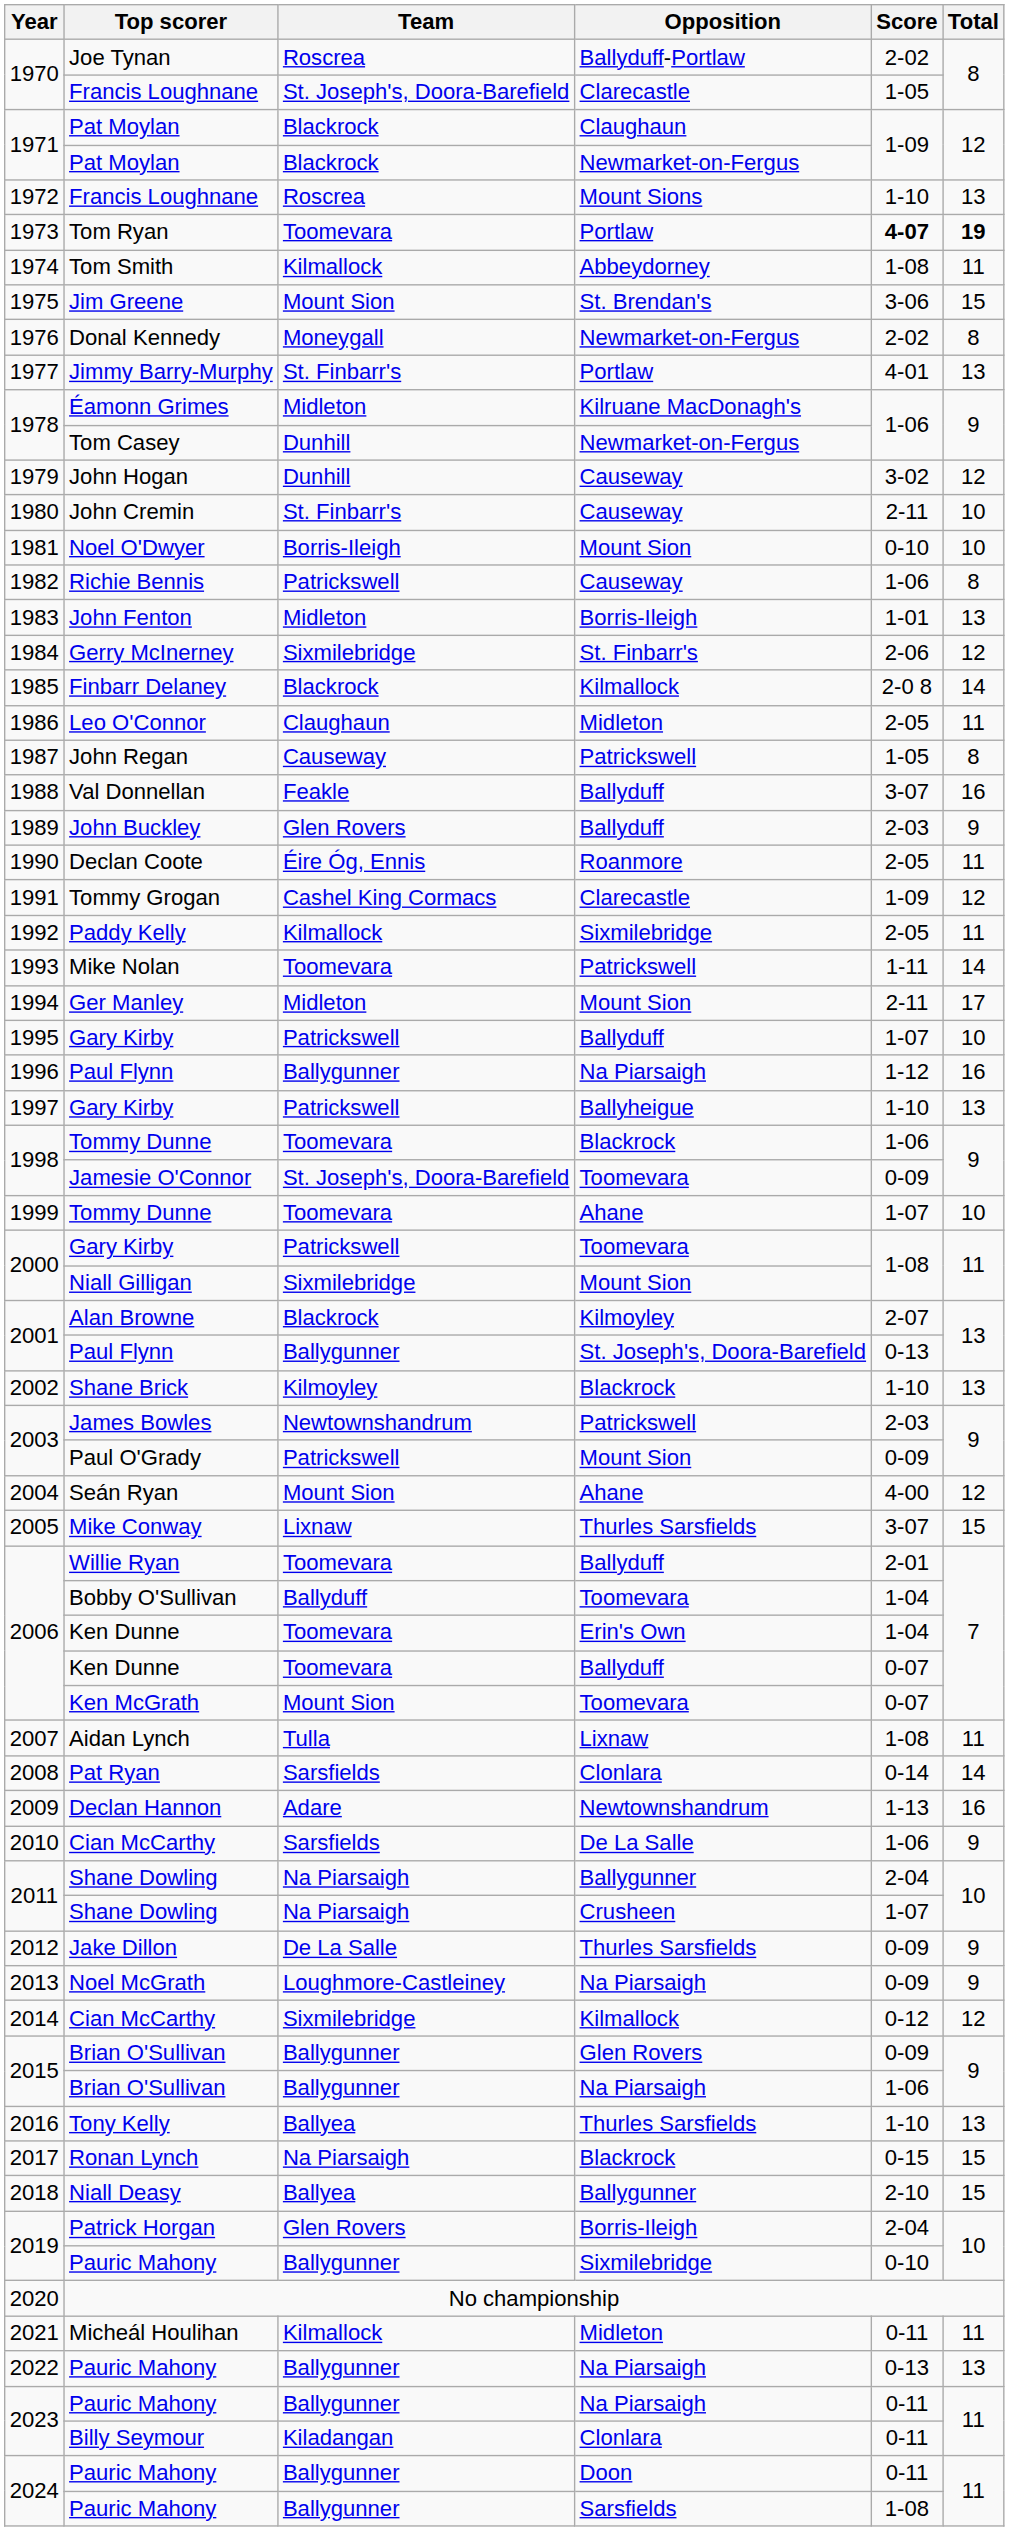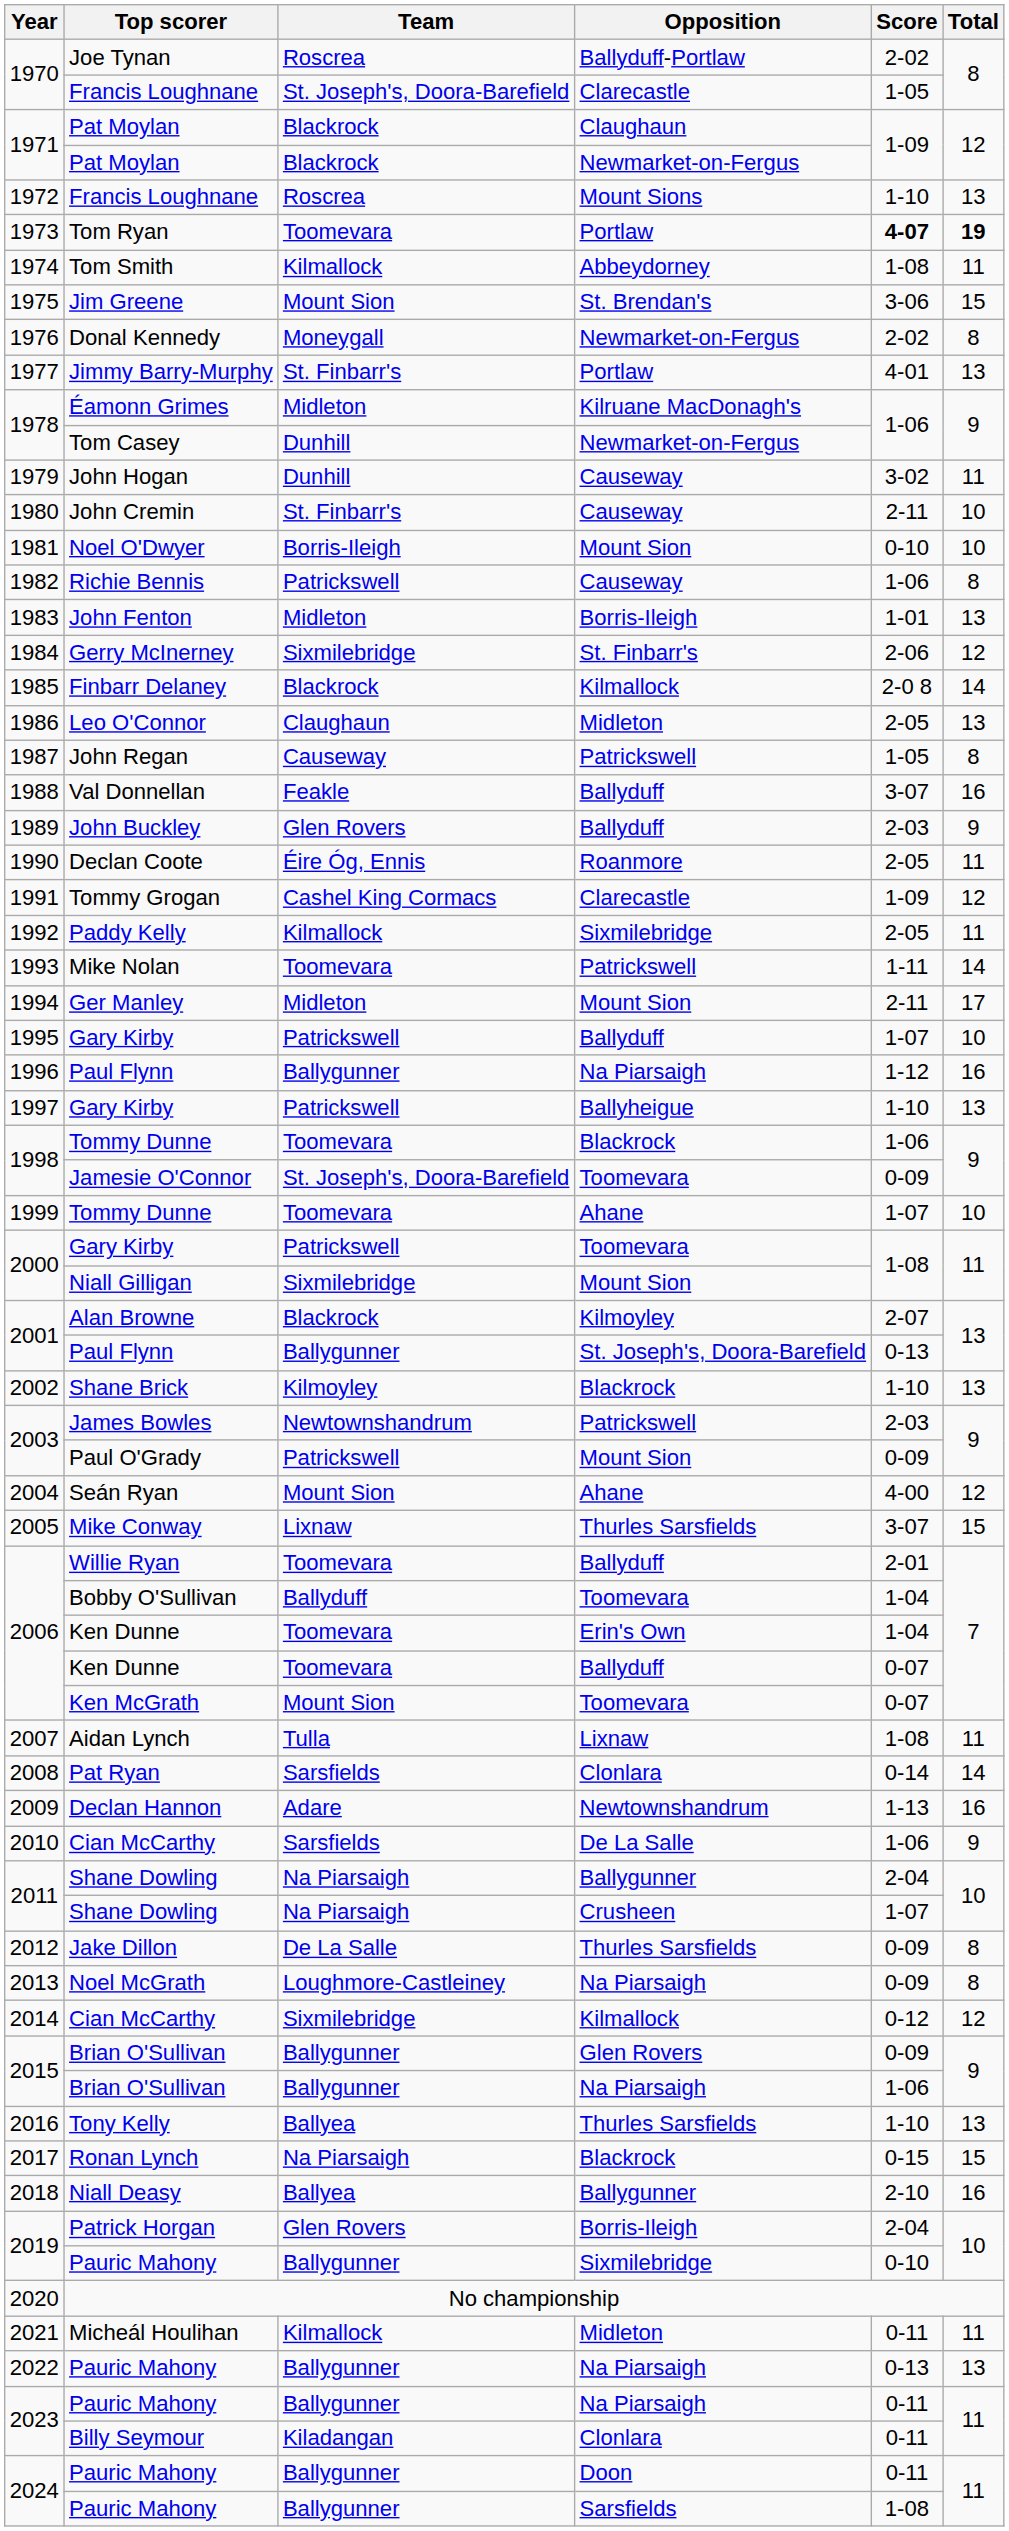(973, 477) 12 -> (973, 477) 11
(973, 722) 11 -> (973, 722) 13
(973, 1947) 9 -> (973, 1947) 8
(973, 1982) 9 -> (973, 1982) 8
(973, 2193) 15 -> (973, 2193) 16
